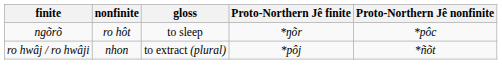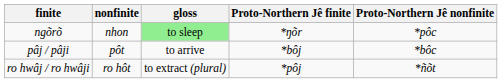(117, 31) ro hôt -> (117, 31) nhon
(185, 31) no background -> (185, 31) lightgreen background
+ row: (48, 50)
(117, 50) nhon -> (117, 68) ro hôt
